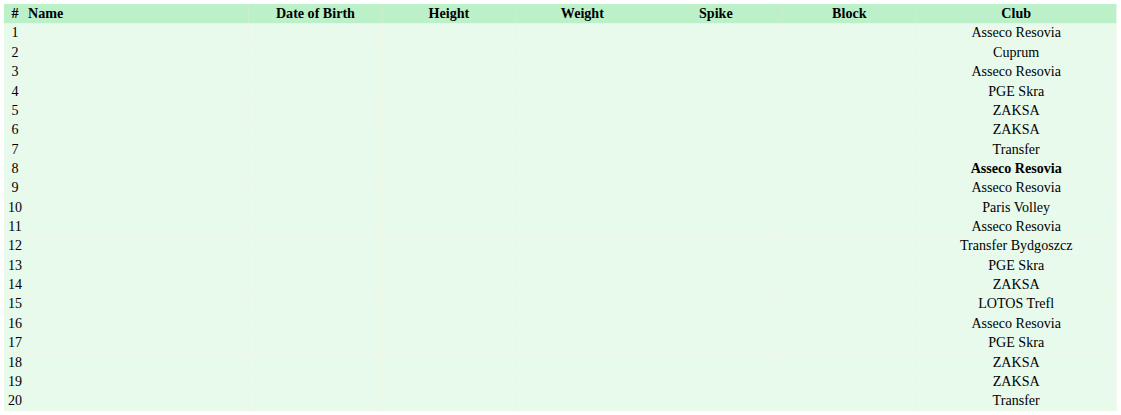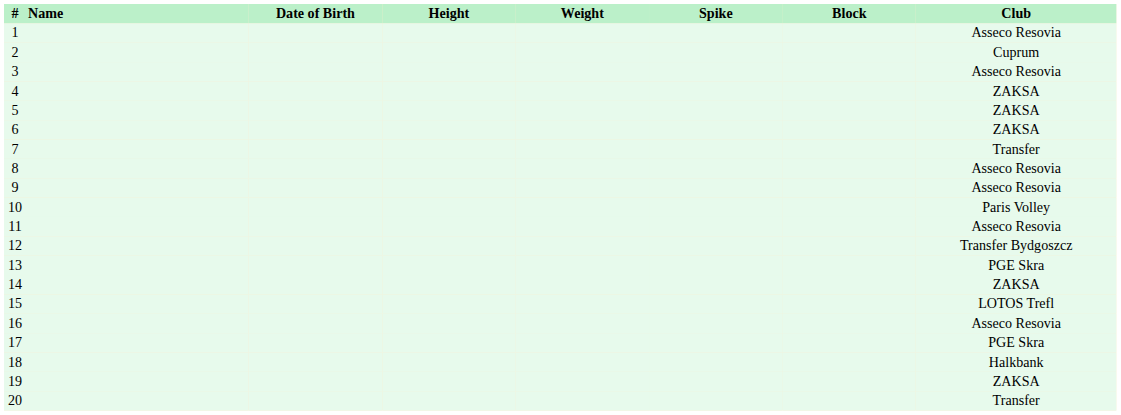(1016, 91) PGE Skra -> (1016, 91) ZAKSA
(1016, 168) bold -> (1016, 168) normal
(1016, 362) ZAKSA -> (1016, 362) Halkbank
